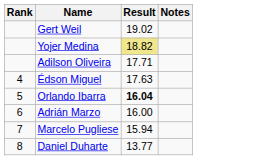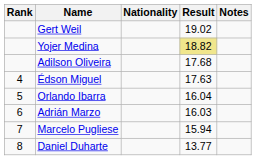+ column: (150, 12)
(139, 63) 17.71 -> (198, 63) 17.68
(139, 96) bold -> (198, 96) normal
(139, 113) 16.00 -> (198, 113) 16.03
